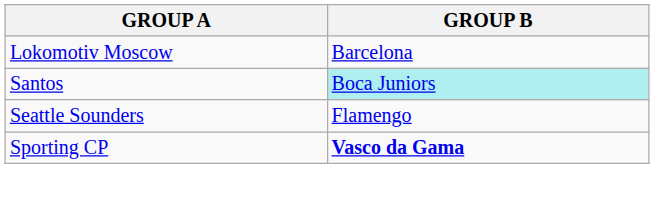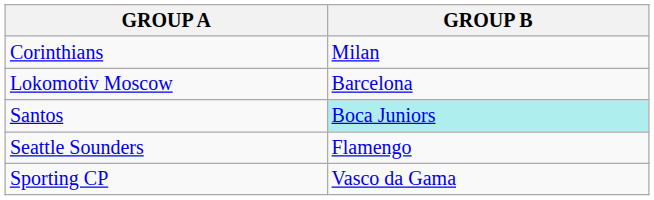+ row: (57, 52)
(398, 147) bold -> (394, 178) normal
